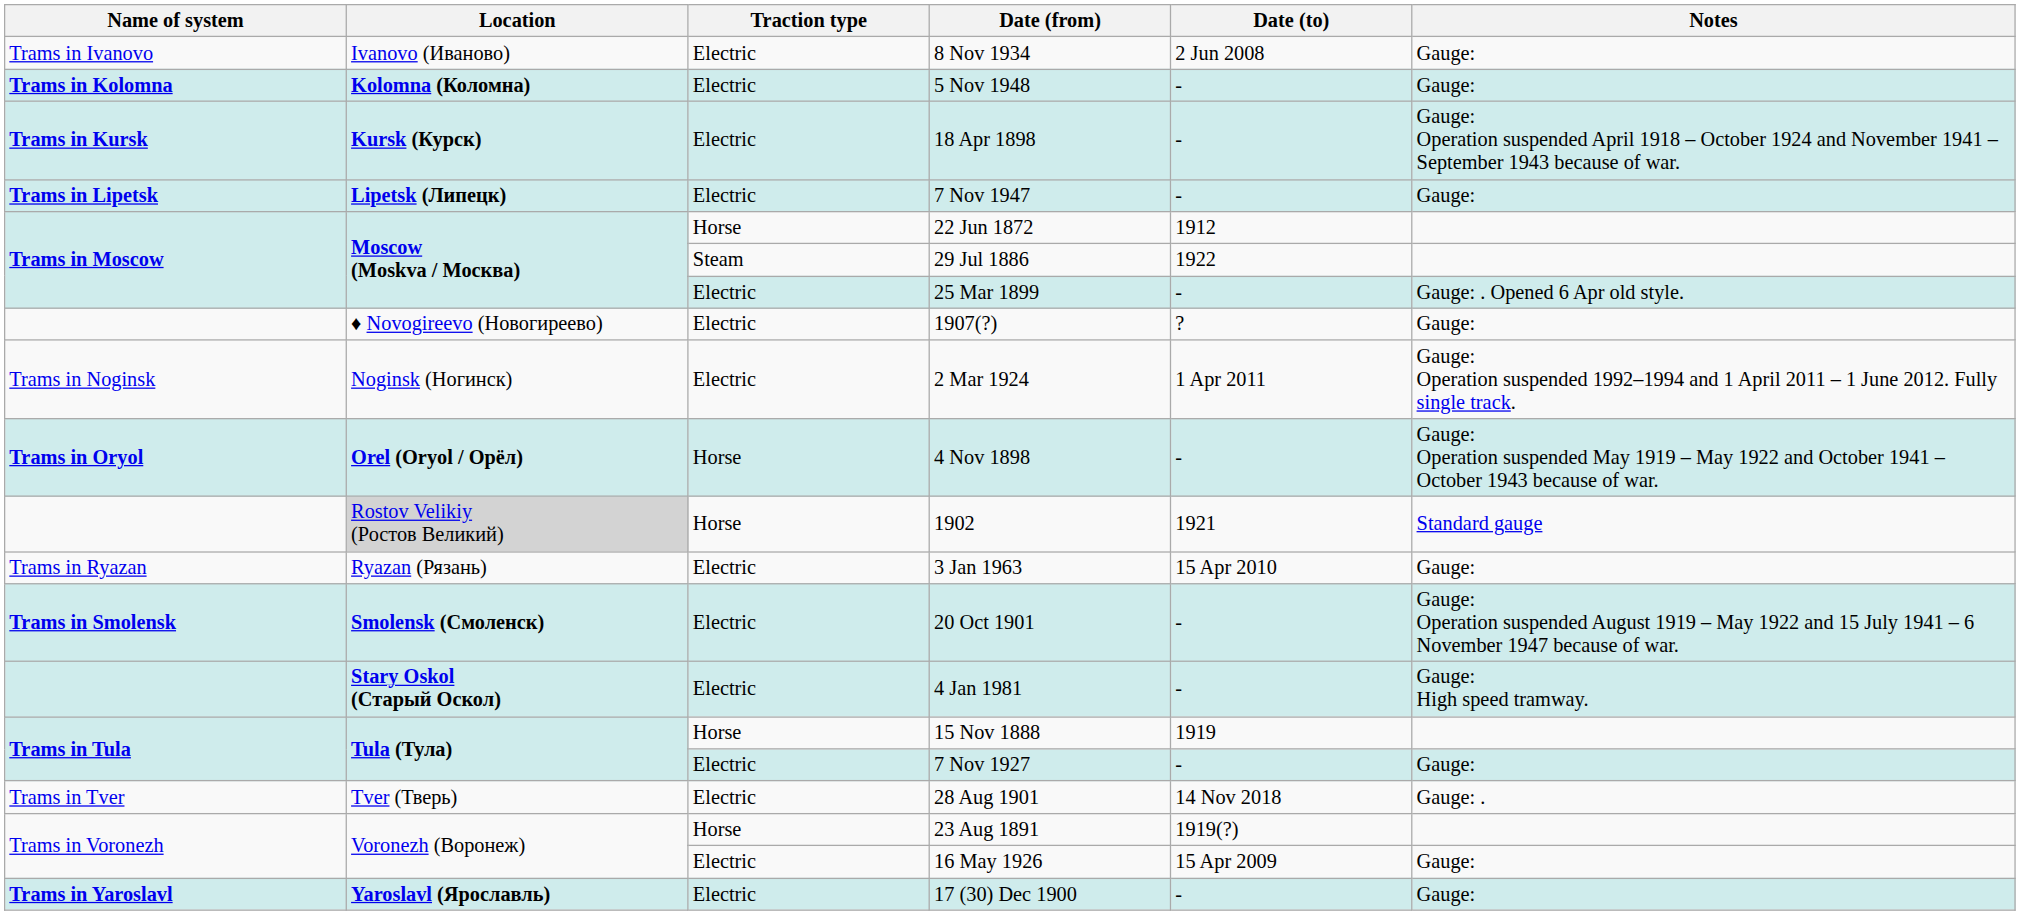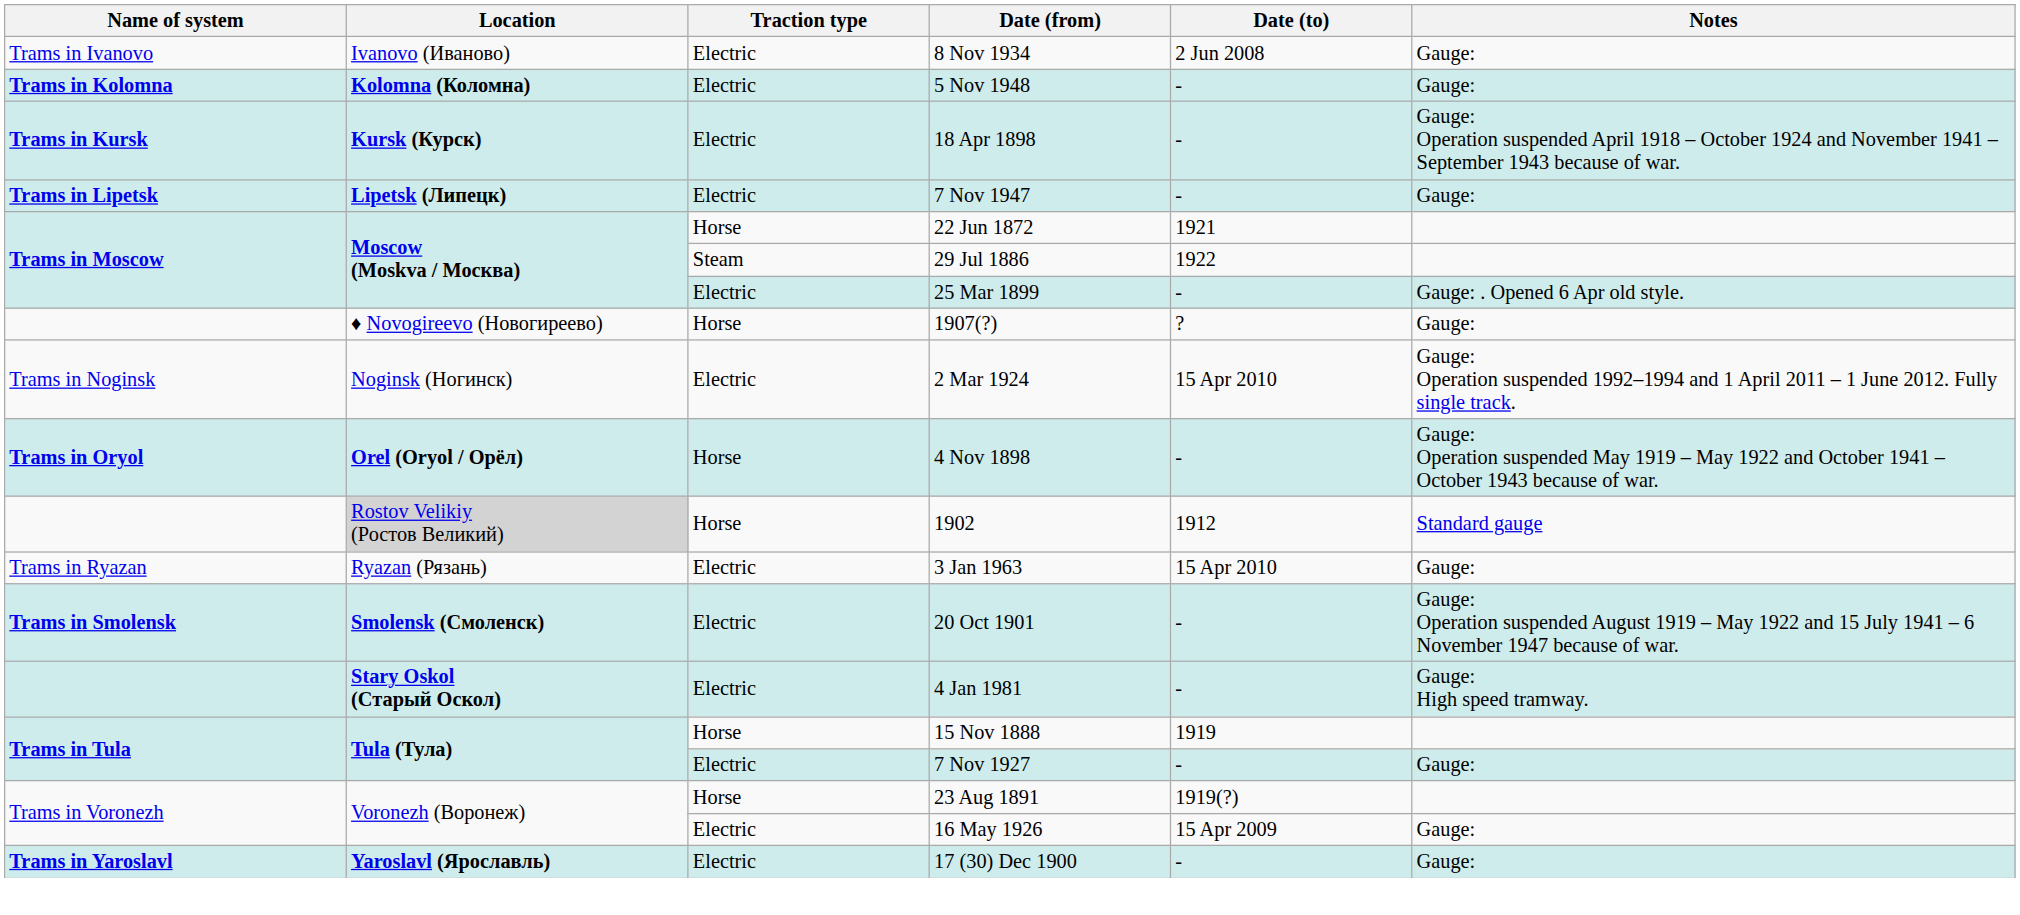(1196, 227) 1912 -> (1196, 227) 1921
(724, 324) Electric -> (717, 324) Horse
(1221, 379) 1 Apr 2011 -> (1226, 379) 15 Apr 2010
(1196, 523) 1921 -> (1196, 523) 1912
- row: (987, 797)
